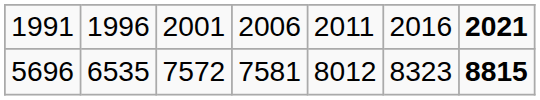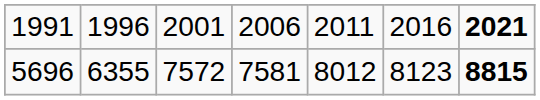(118, 71) 6535 -> (118, 71) 6355
(421, 71) 8323 -> (421, 71) 8123
